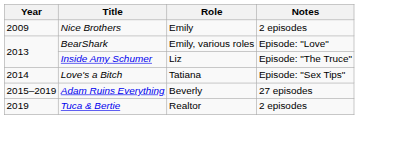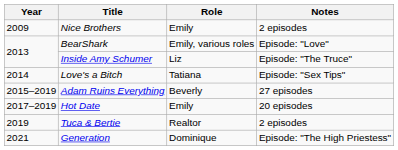+ row: (80, 106)
+ row: (85, 138)
